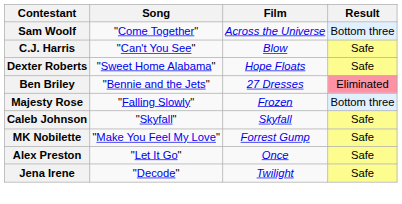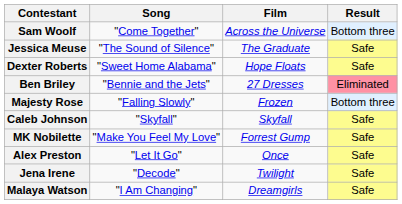+ row: (47, 48)
- row: (47, 48)
+ row: (47, 191)
